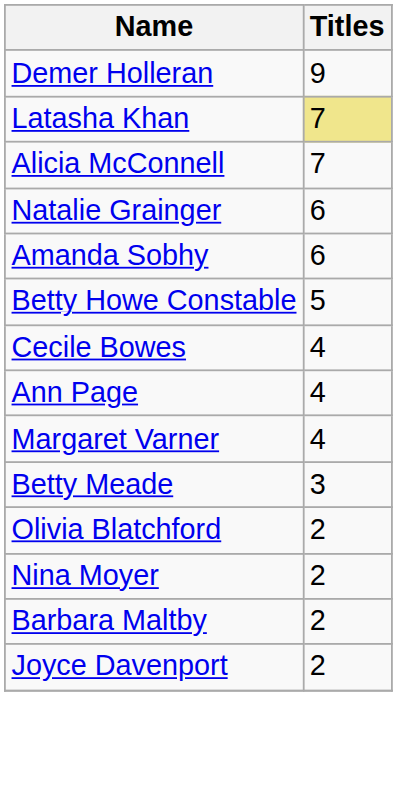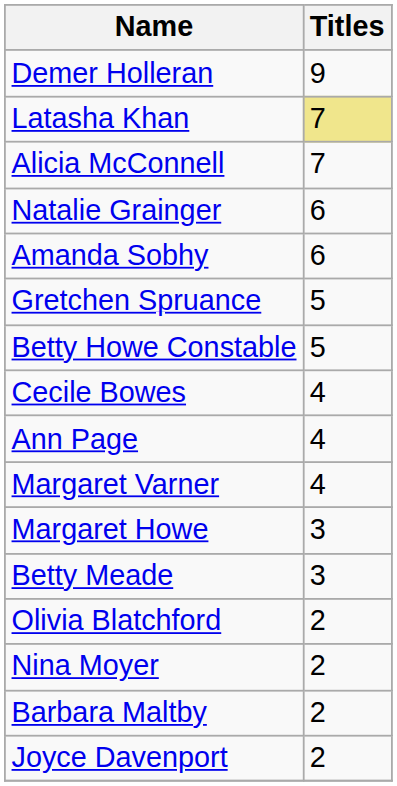+ row: (136, 301)
+ row: (110, 529)
